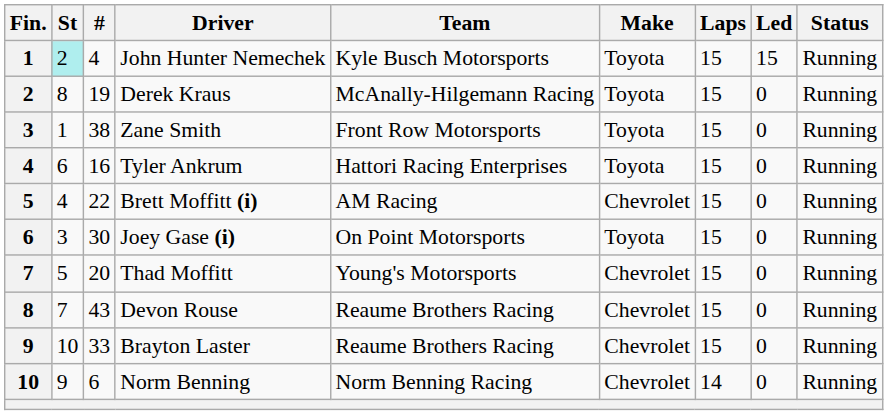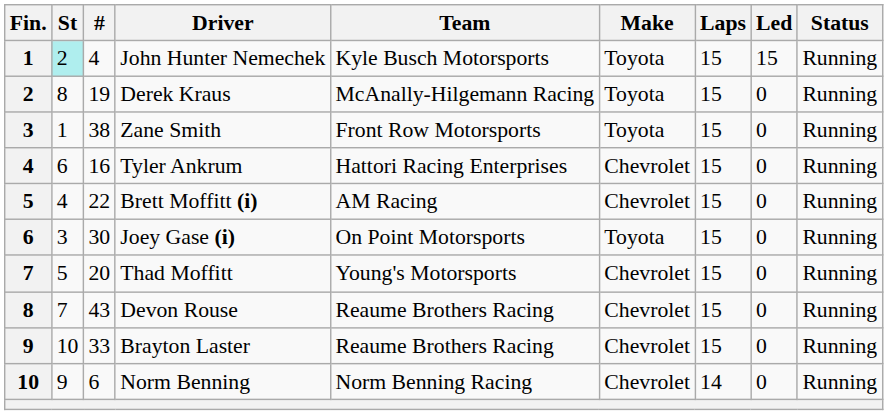(634, 165) Toyota -> (647, 165) Chevrolet
